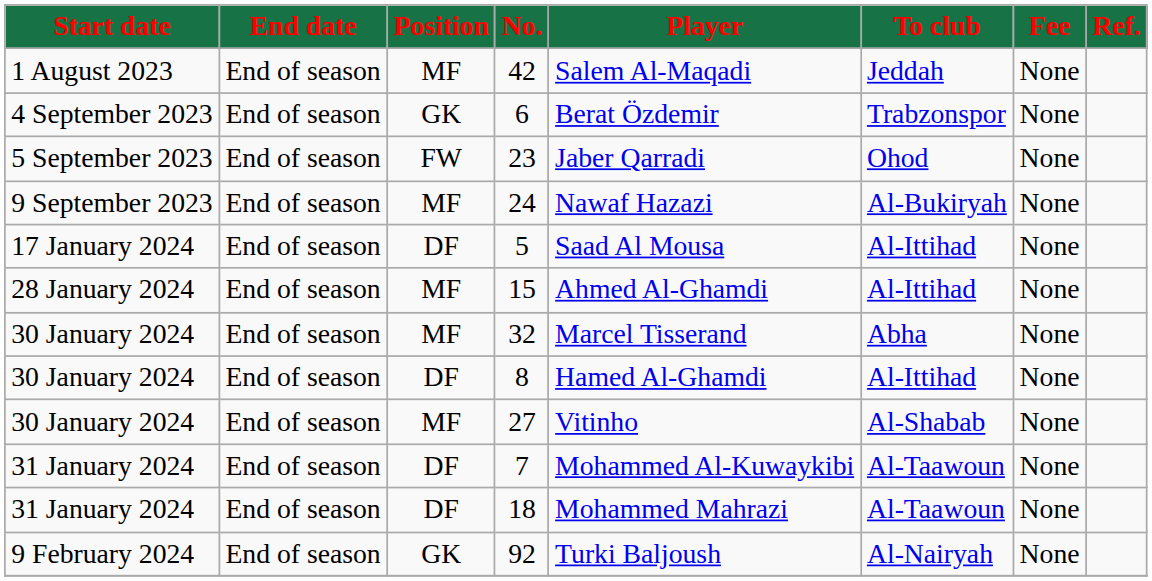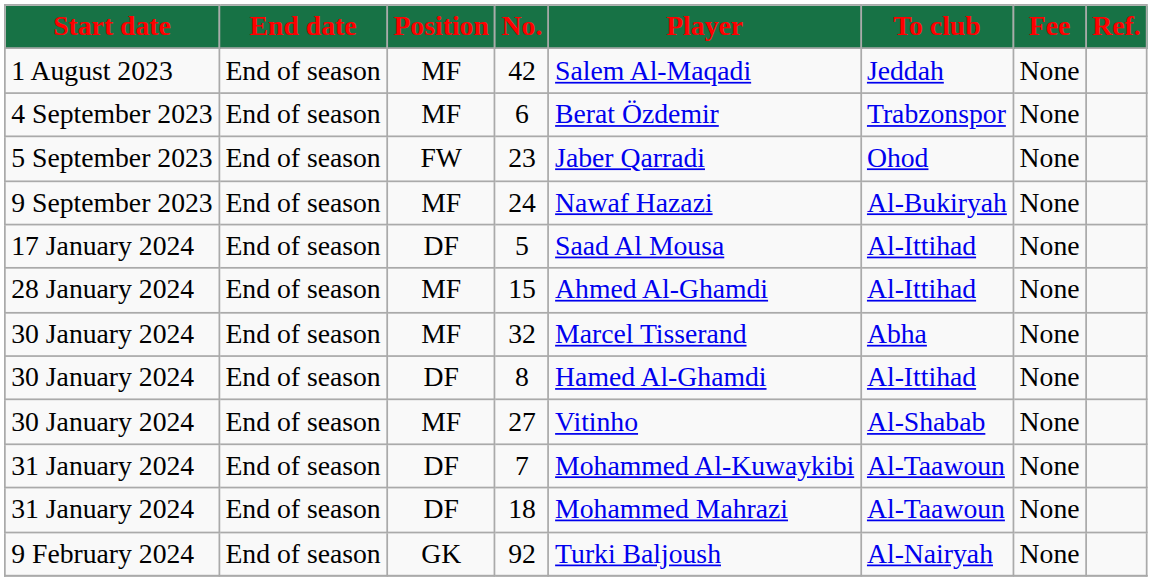(441, 114) GK -> (441, 114) MF
